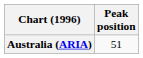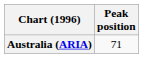(116, 44) 51 -> (116, 44) 71
